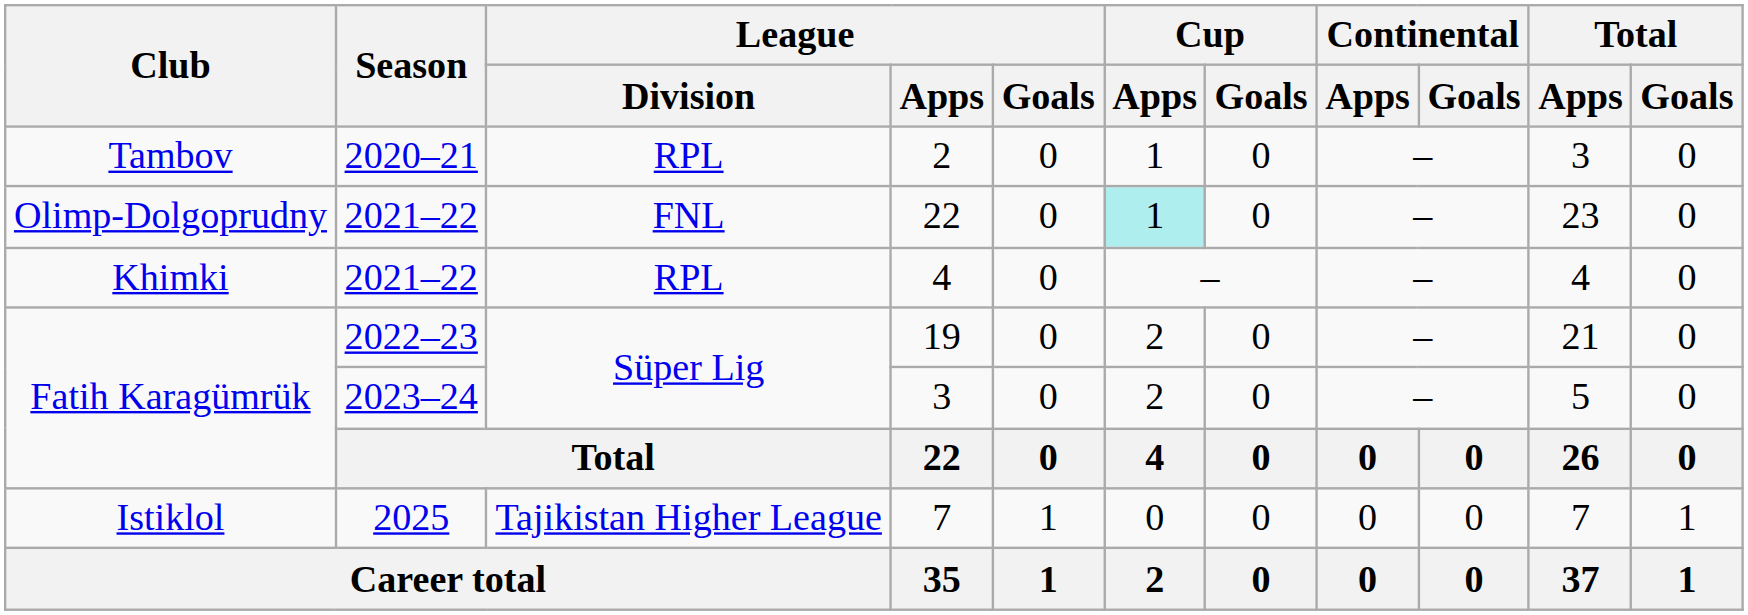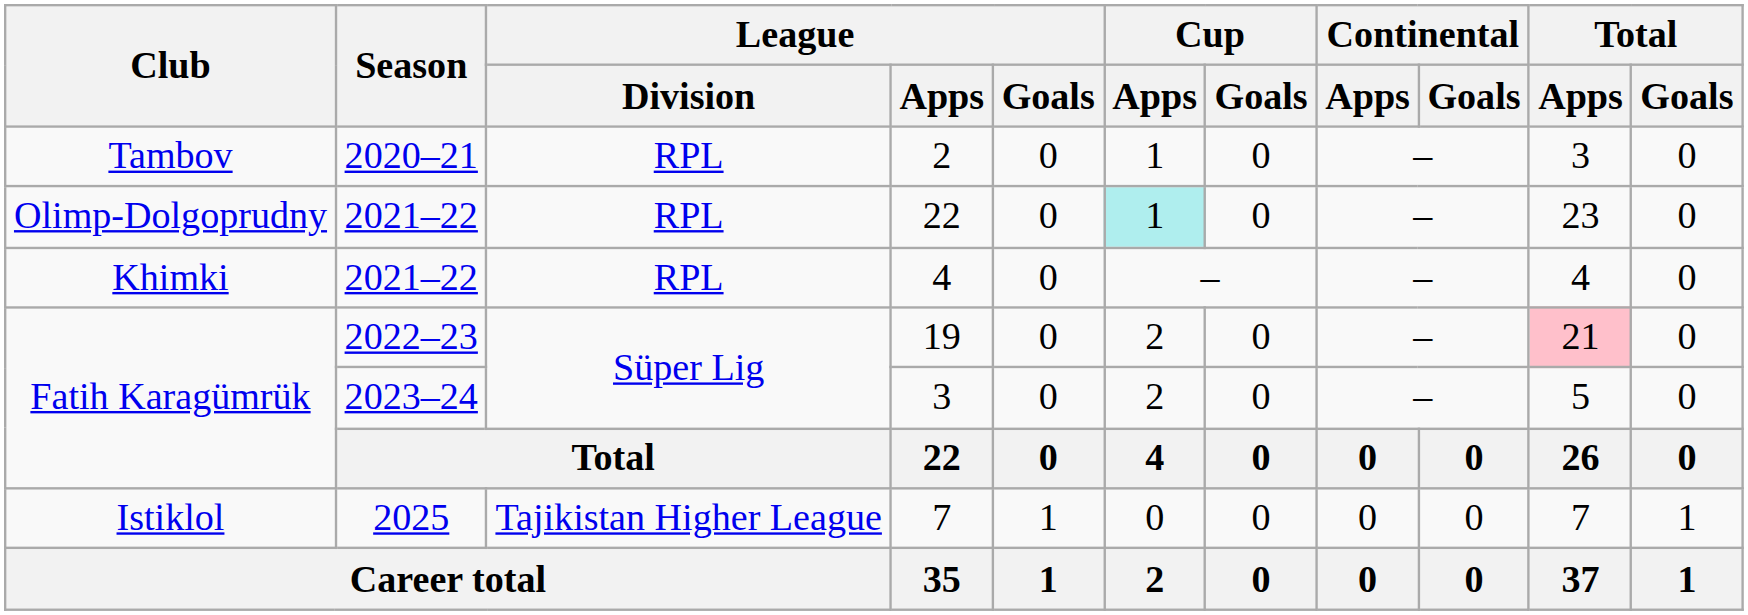(689, 215) FNL -> (689, 215) RPL
(1580, 336) no background -> (1580, 336) pink background
